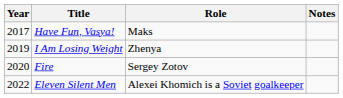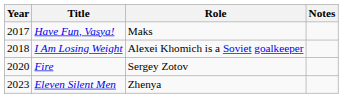(18, 48) 2019 -> (18, 48) 2018
(145, 48) Zhenya -> (216, 48) Alexei Khomich is a Soviet goalkeeper
(18, 84) 2022 -> (18, 84) 2023
(216, 84) Alexei Khomich is a Soviet goalkeeper -> (145, 84) Zhenya
